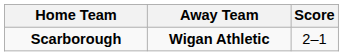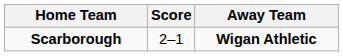columns swapped: (314, 16) <-> (219, 16)
